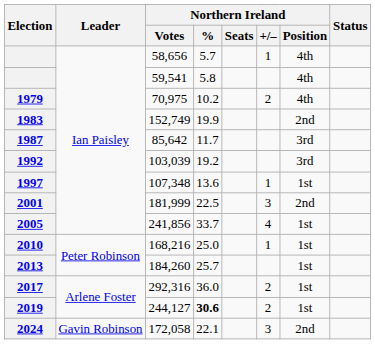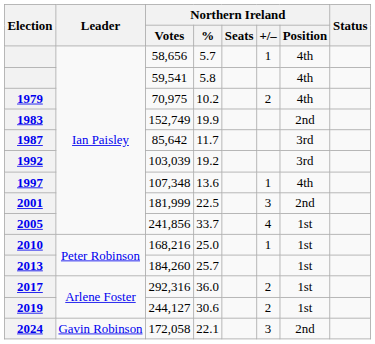(305, 181) 1st -> (305, 181) 4th
(208, 307) bold -> (208, 307) normal
